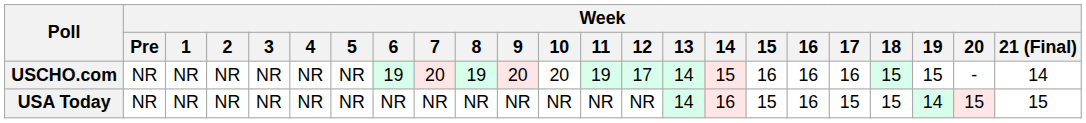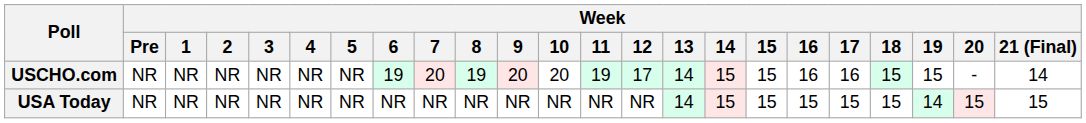(767, 74) 16 -> (767, 74) 15
(725, 103) 16 -> (725, 103) 15
(808, 103) 16 -> (808, 103) 15
